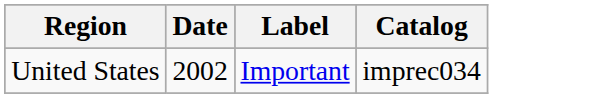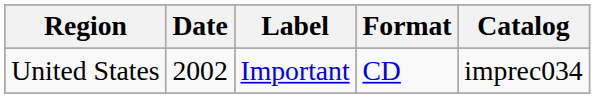+ column: (407, 26)
